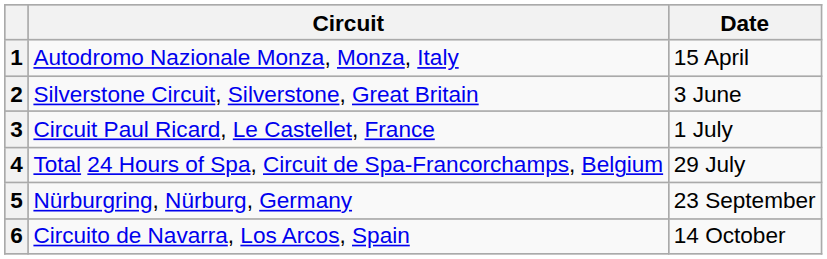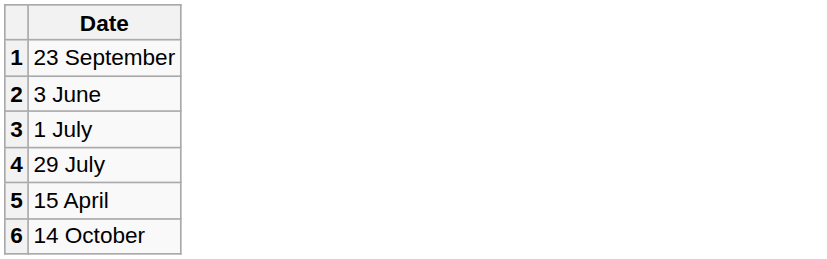- column: (348, 22)
(711, 58) 15 April -> (104, 58) 23 September
(745, 200) 23 September -> (71, 200) 15 April
